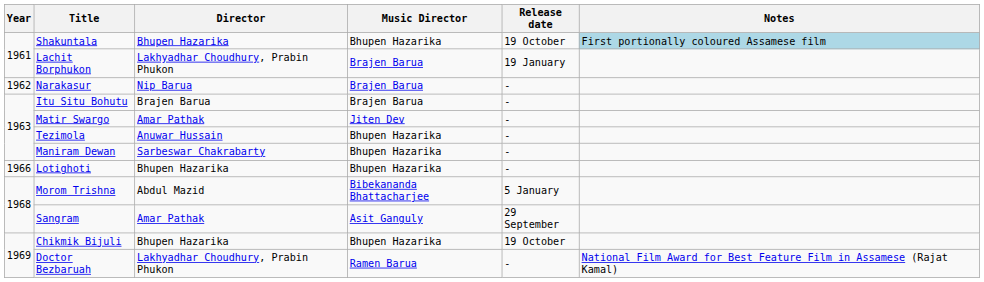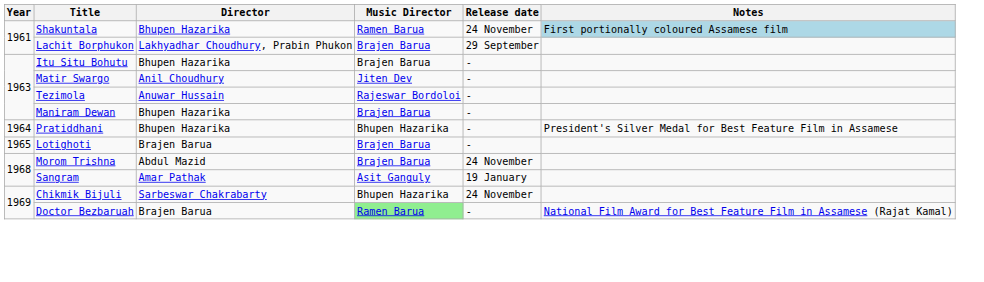(396, 41) Bhupen Hazarika -> (391, 29) Ramen Barua
(535, 41) 19 October -> (499, 29) 24 November
(535, 63) 19 January -> (502, 46) 29 September
- row: (64, 86)
(174, 102) Brajen Barua -> (184, 62) Bhupen Hazarika
(171, 119) Amar Pathak -> (181, 79) Anil Choudhury
(396, 135) Bhupen Hazarika -> (409, 95) Rajeswar Bordoloi
(201, 152) Sarbeswar Chakrabarty -> (184, 112) Bhupen Hazarika
(396, 152) Bhupen Hazarika -> (394, 112) Brajen Barua
+ row: (70, 128)
(19, 168) 1966 -> (19, 145) 1965
(183, 168) Bhupen Hazarika -> (175, 145) Brajen Barua
(396, 168) Bhupen Hazarika -> (394, 145) Brajen Barua
(389, 191) Bibekananda Bhattacharjee -> (394, 161) Brajen Barua
(532, 191) 5 January -> (499, 161) 24 November
(532, 219) 29 September -> (496, 178) 19 January
(183, 241) Bhupen Hazarika -> (203, 194) Sarbeswar Chakrabarty
(535, 241) 19 October -> (499, 194) 24 November
(223, 264) Lakhyadhar Choudhury, Prabin Phukon -> (175, 211) Brajen Barua
(383, 264) no background -> (391, 211) lightgreen background
